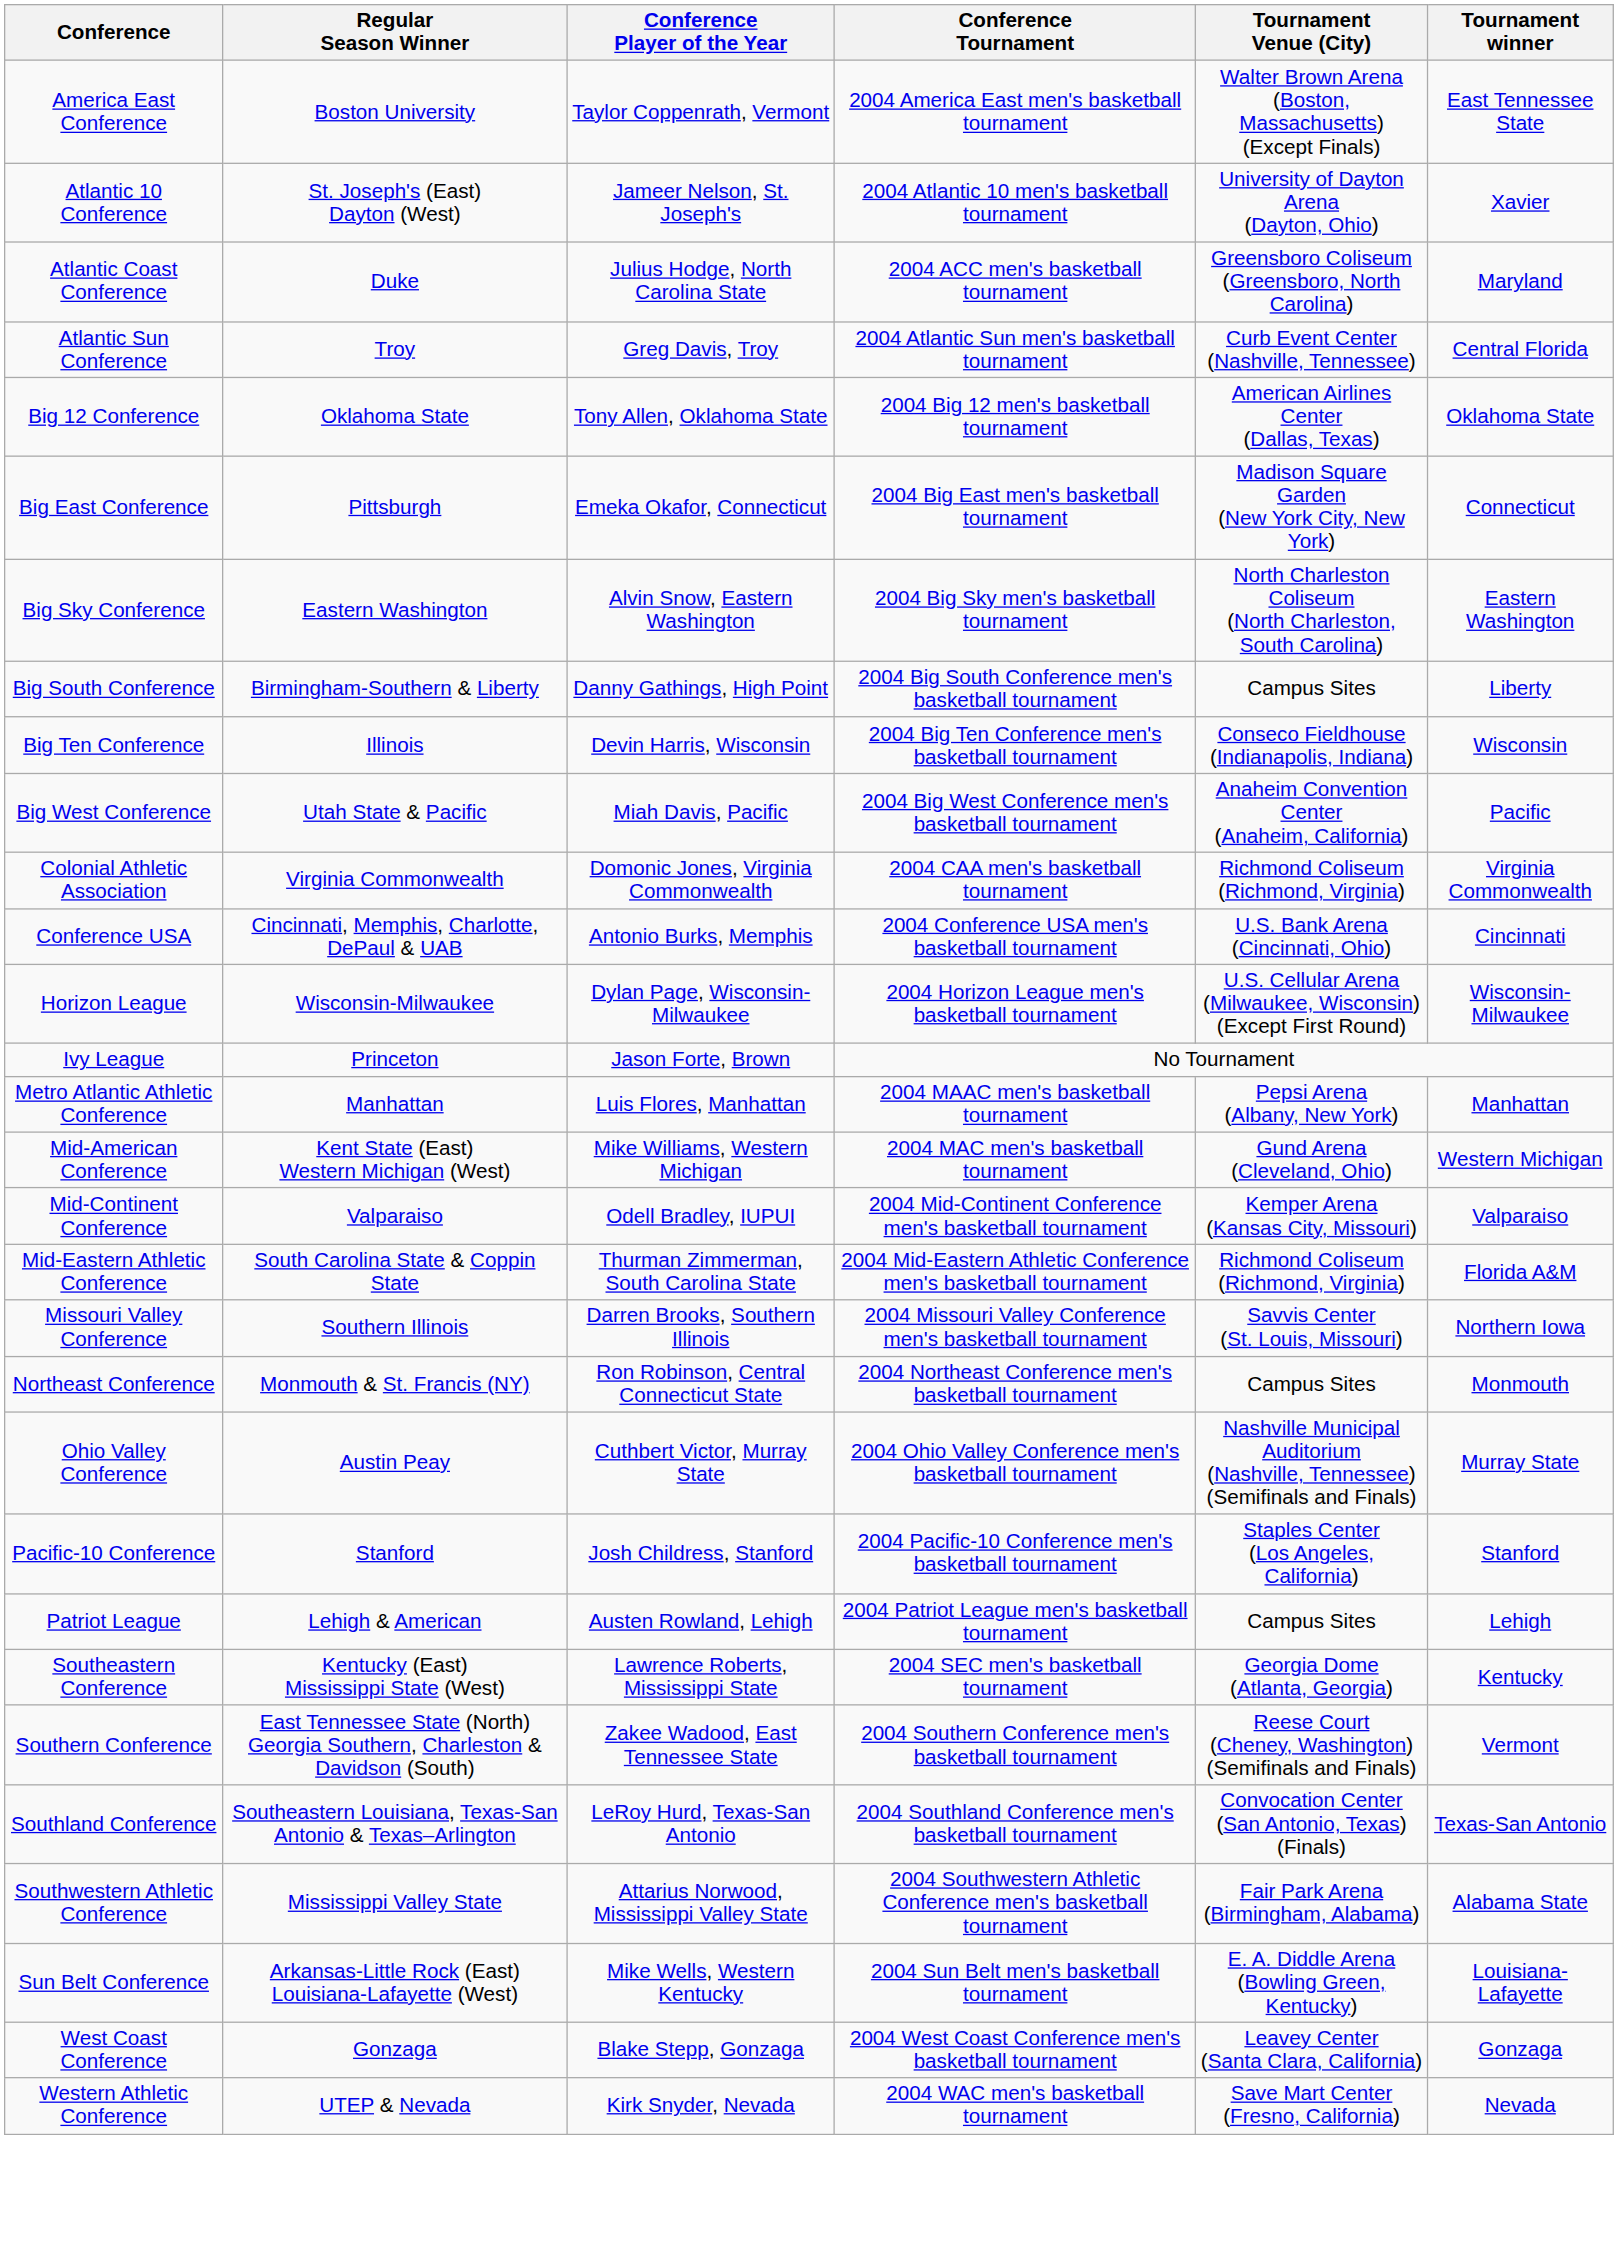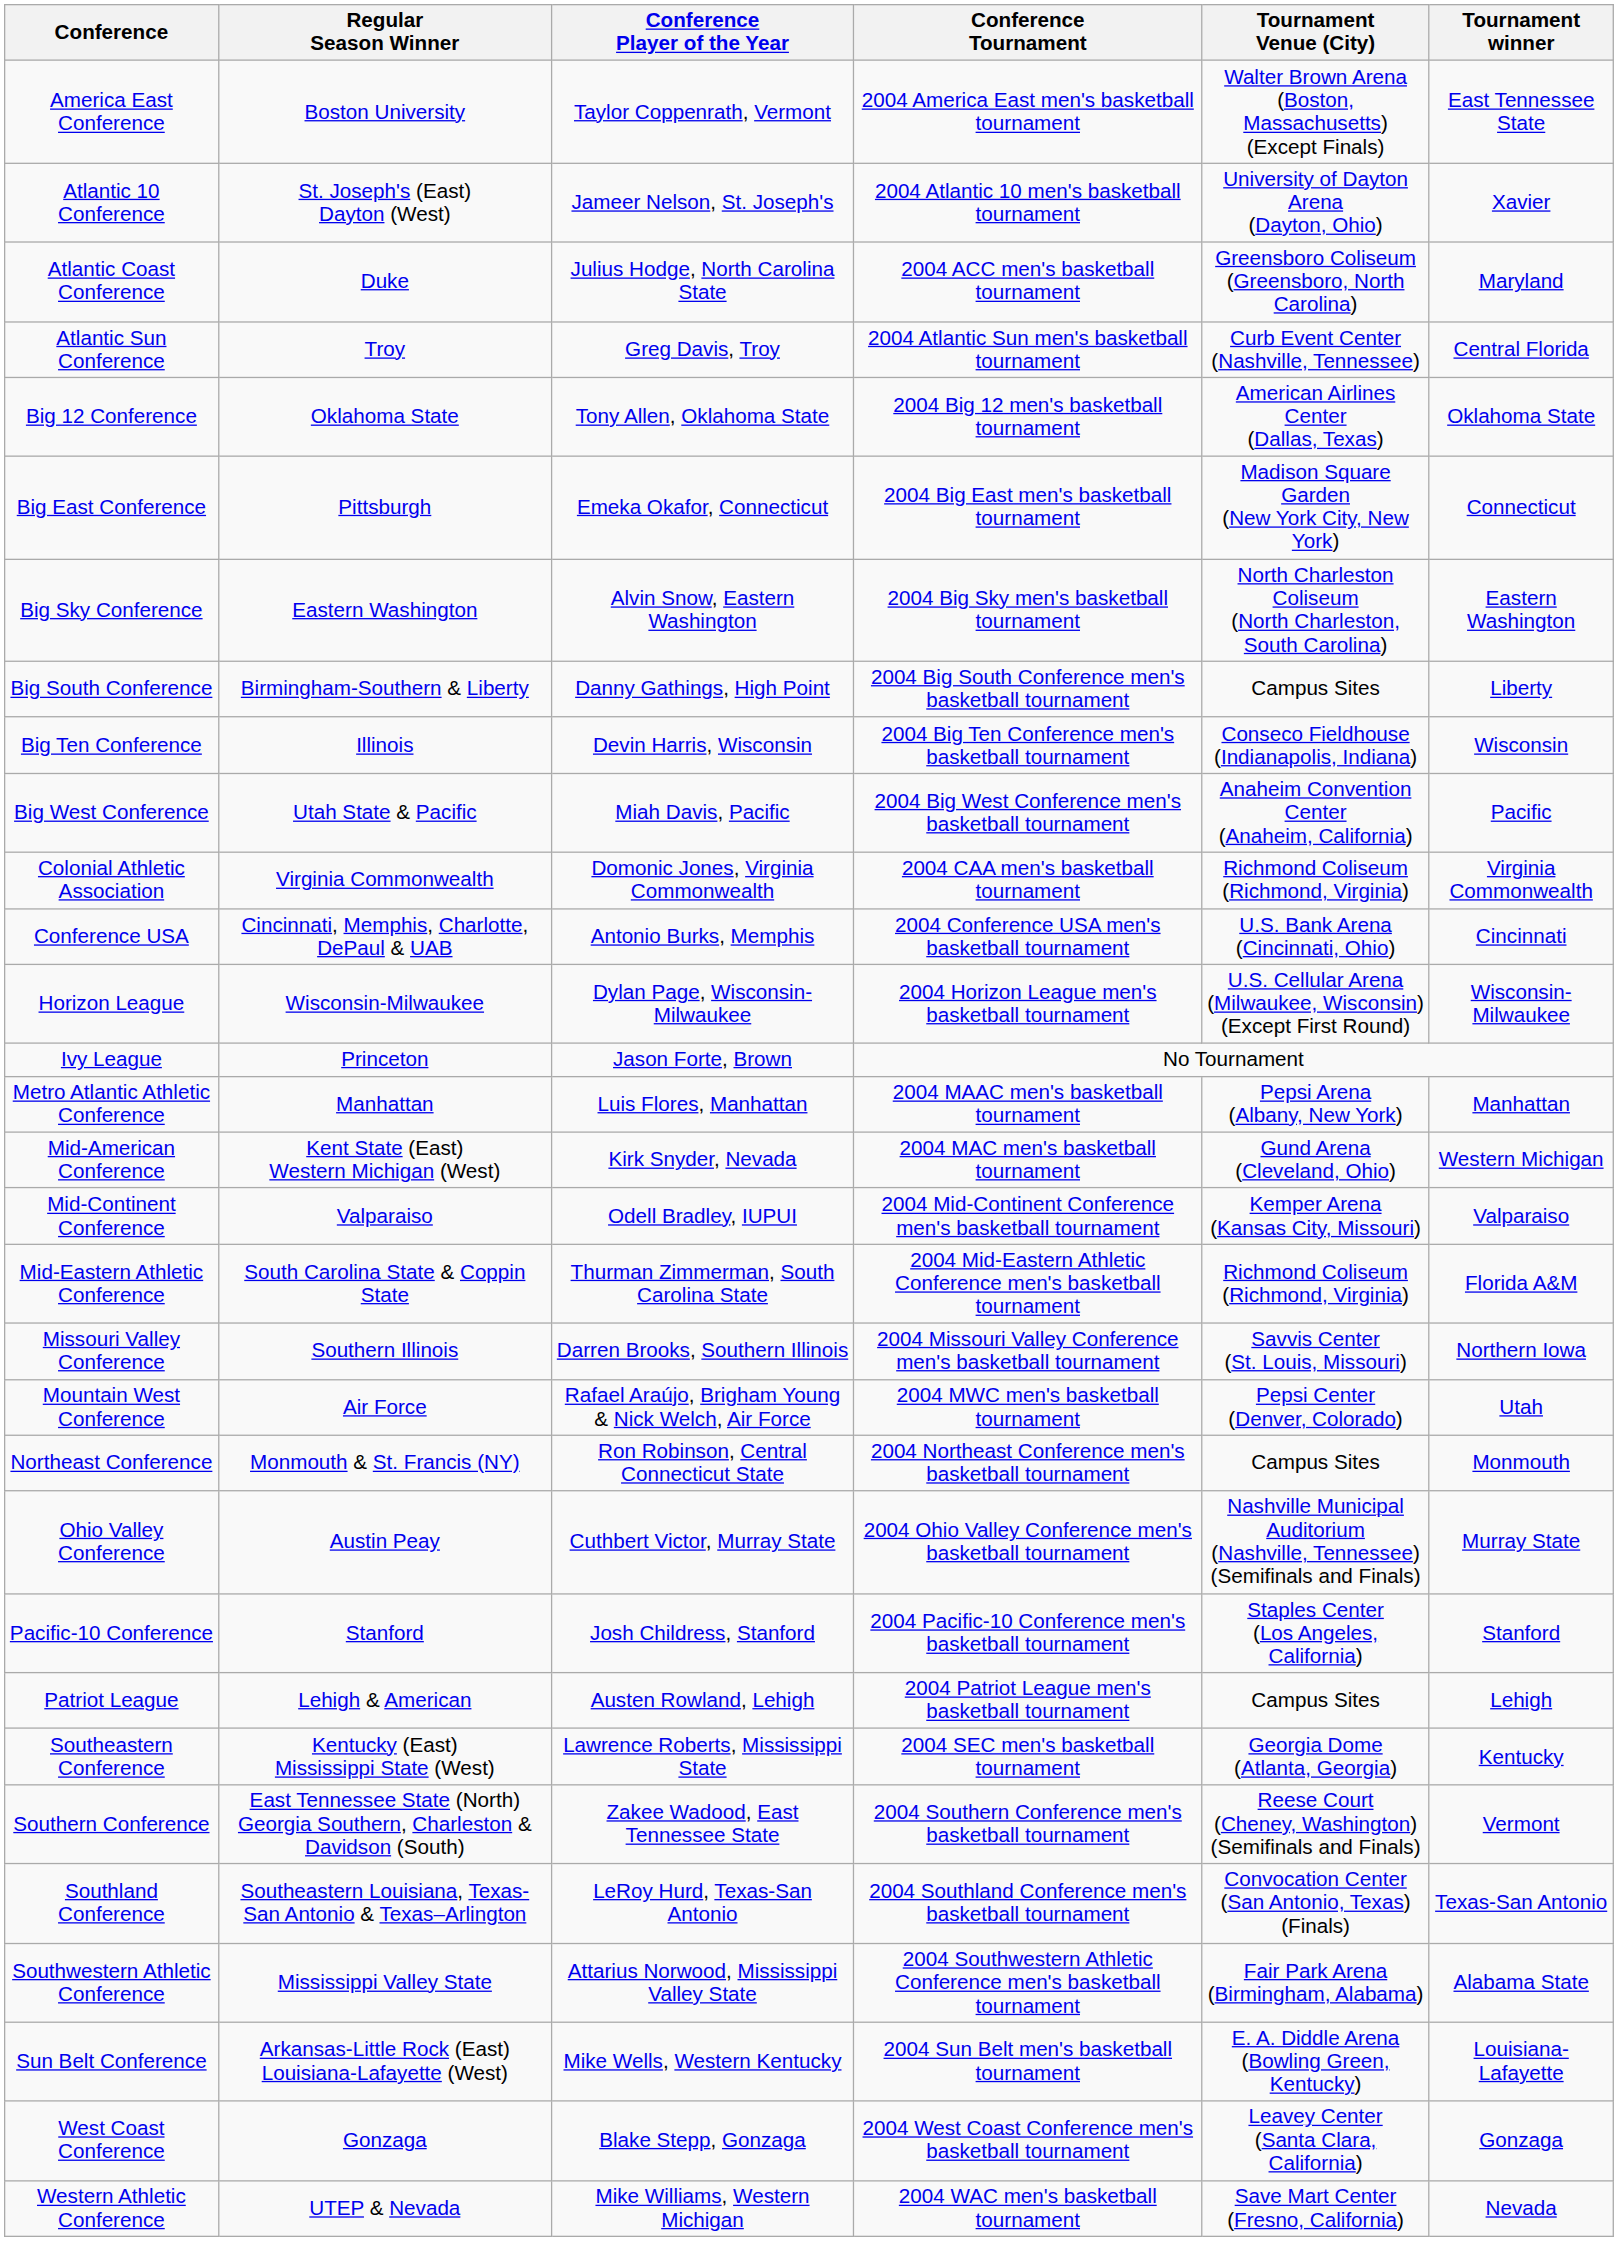(701, 1159) Mike Williams, Western Michigan -> (703, 1159) Kirk Snyder, Nevada
+ row: (111, 1406)
(701, 2105) Kirk Snyder, Nevada -> (703, 2208) Mike Williams, Western Michigan
